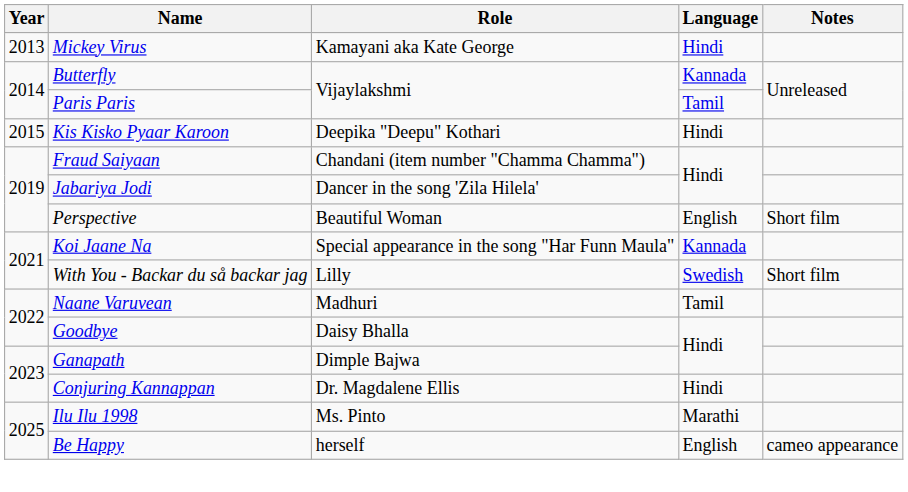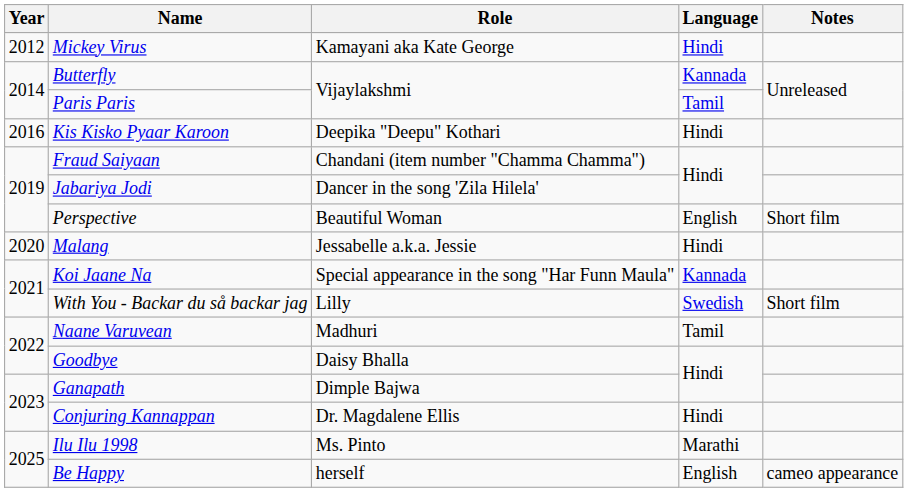(27, 47) 2013 -> (27, 47) 2012
(27, 132) 2015 -> (27, 132) 2016
+ row: (81, 246)
